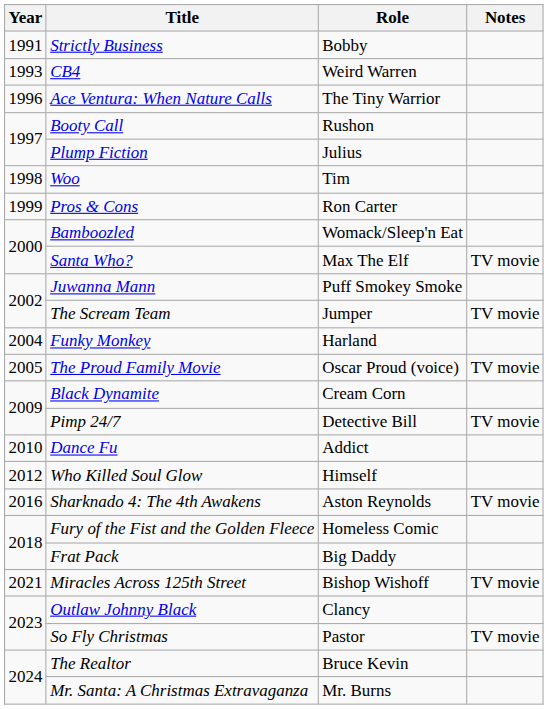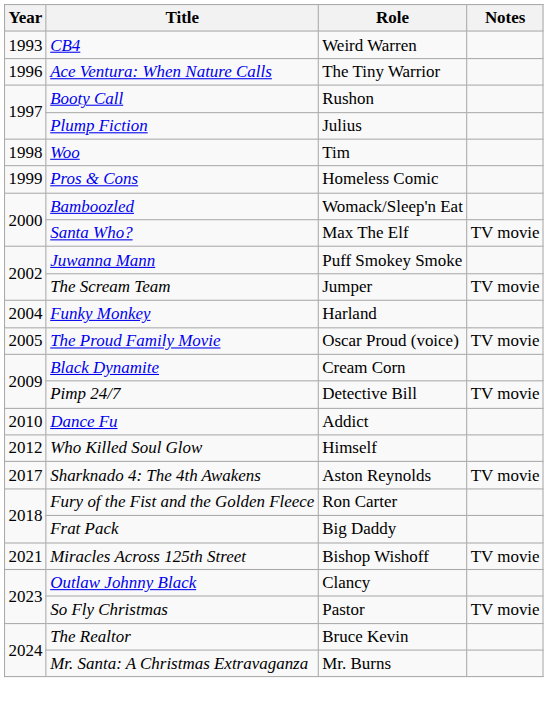- row: (106, 44)
(360, 206) Ron Carter -> (380, 179) Homeless Comic
(25, 502) 2016 -> (25, 475) 2017
(380, 529) Homeless Comic -> (360, 502) Ron Carter
